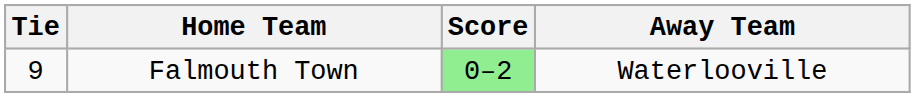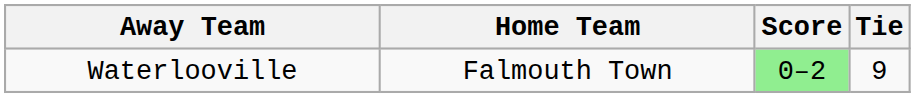columns swapped: (36, 27) <-> (722, 27)
